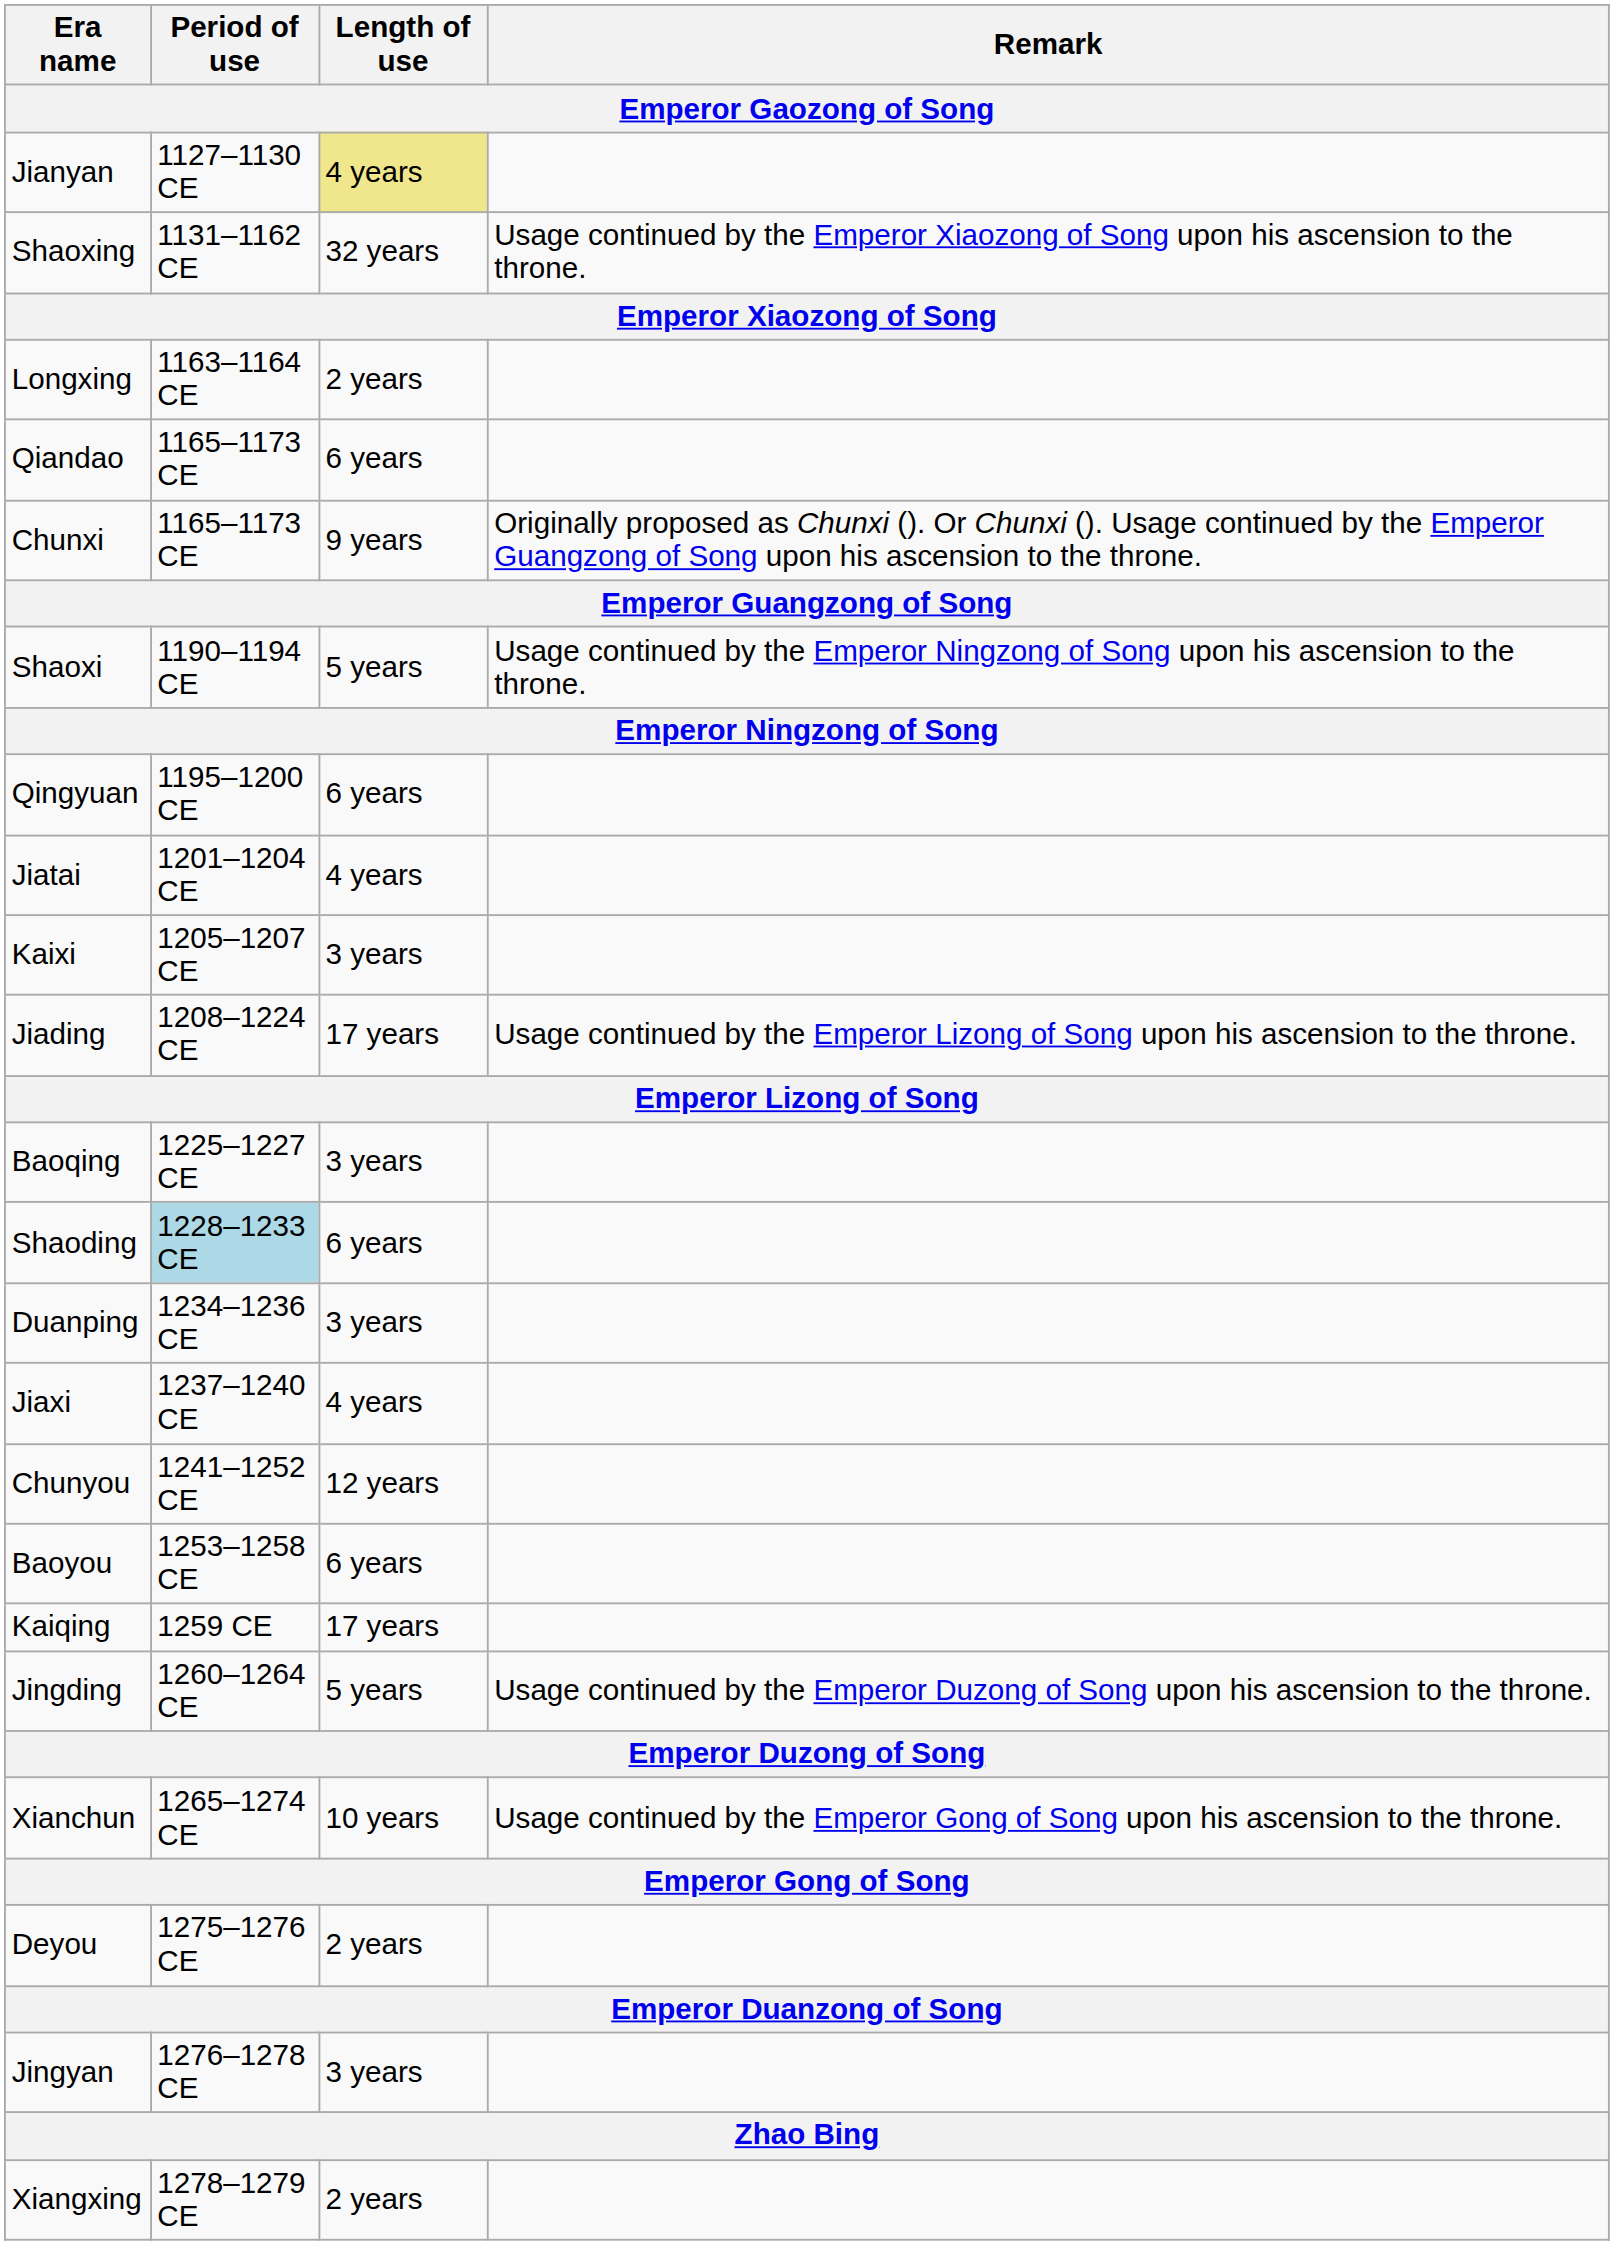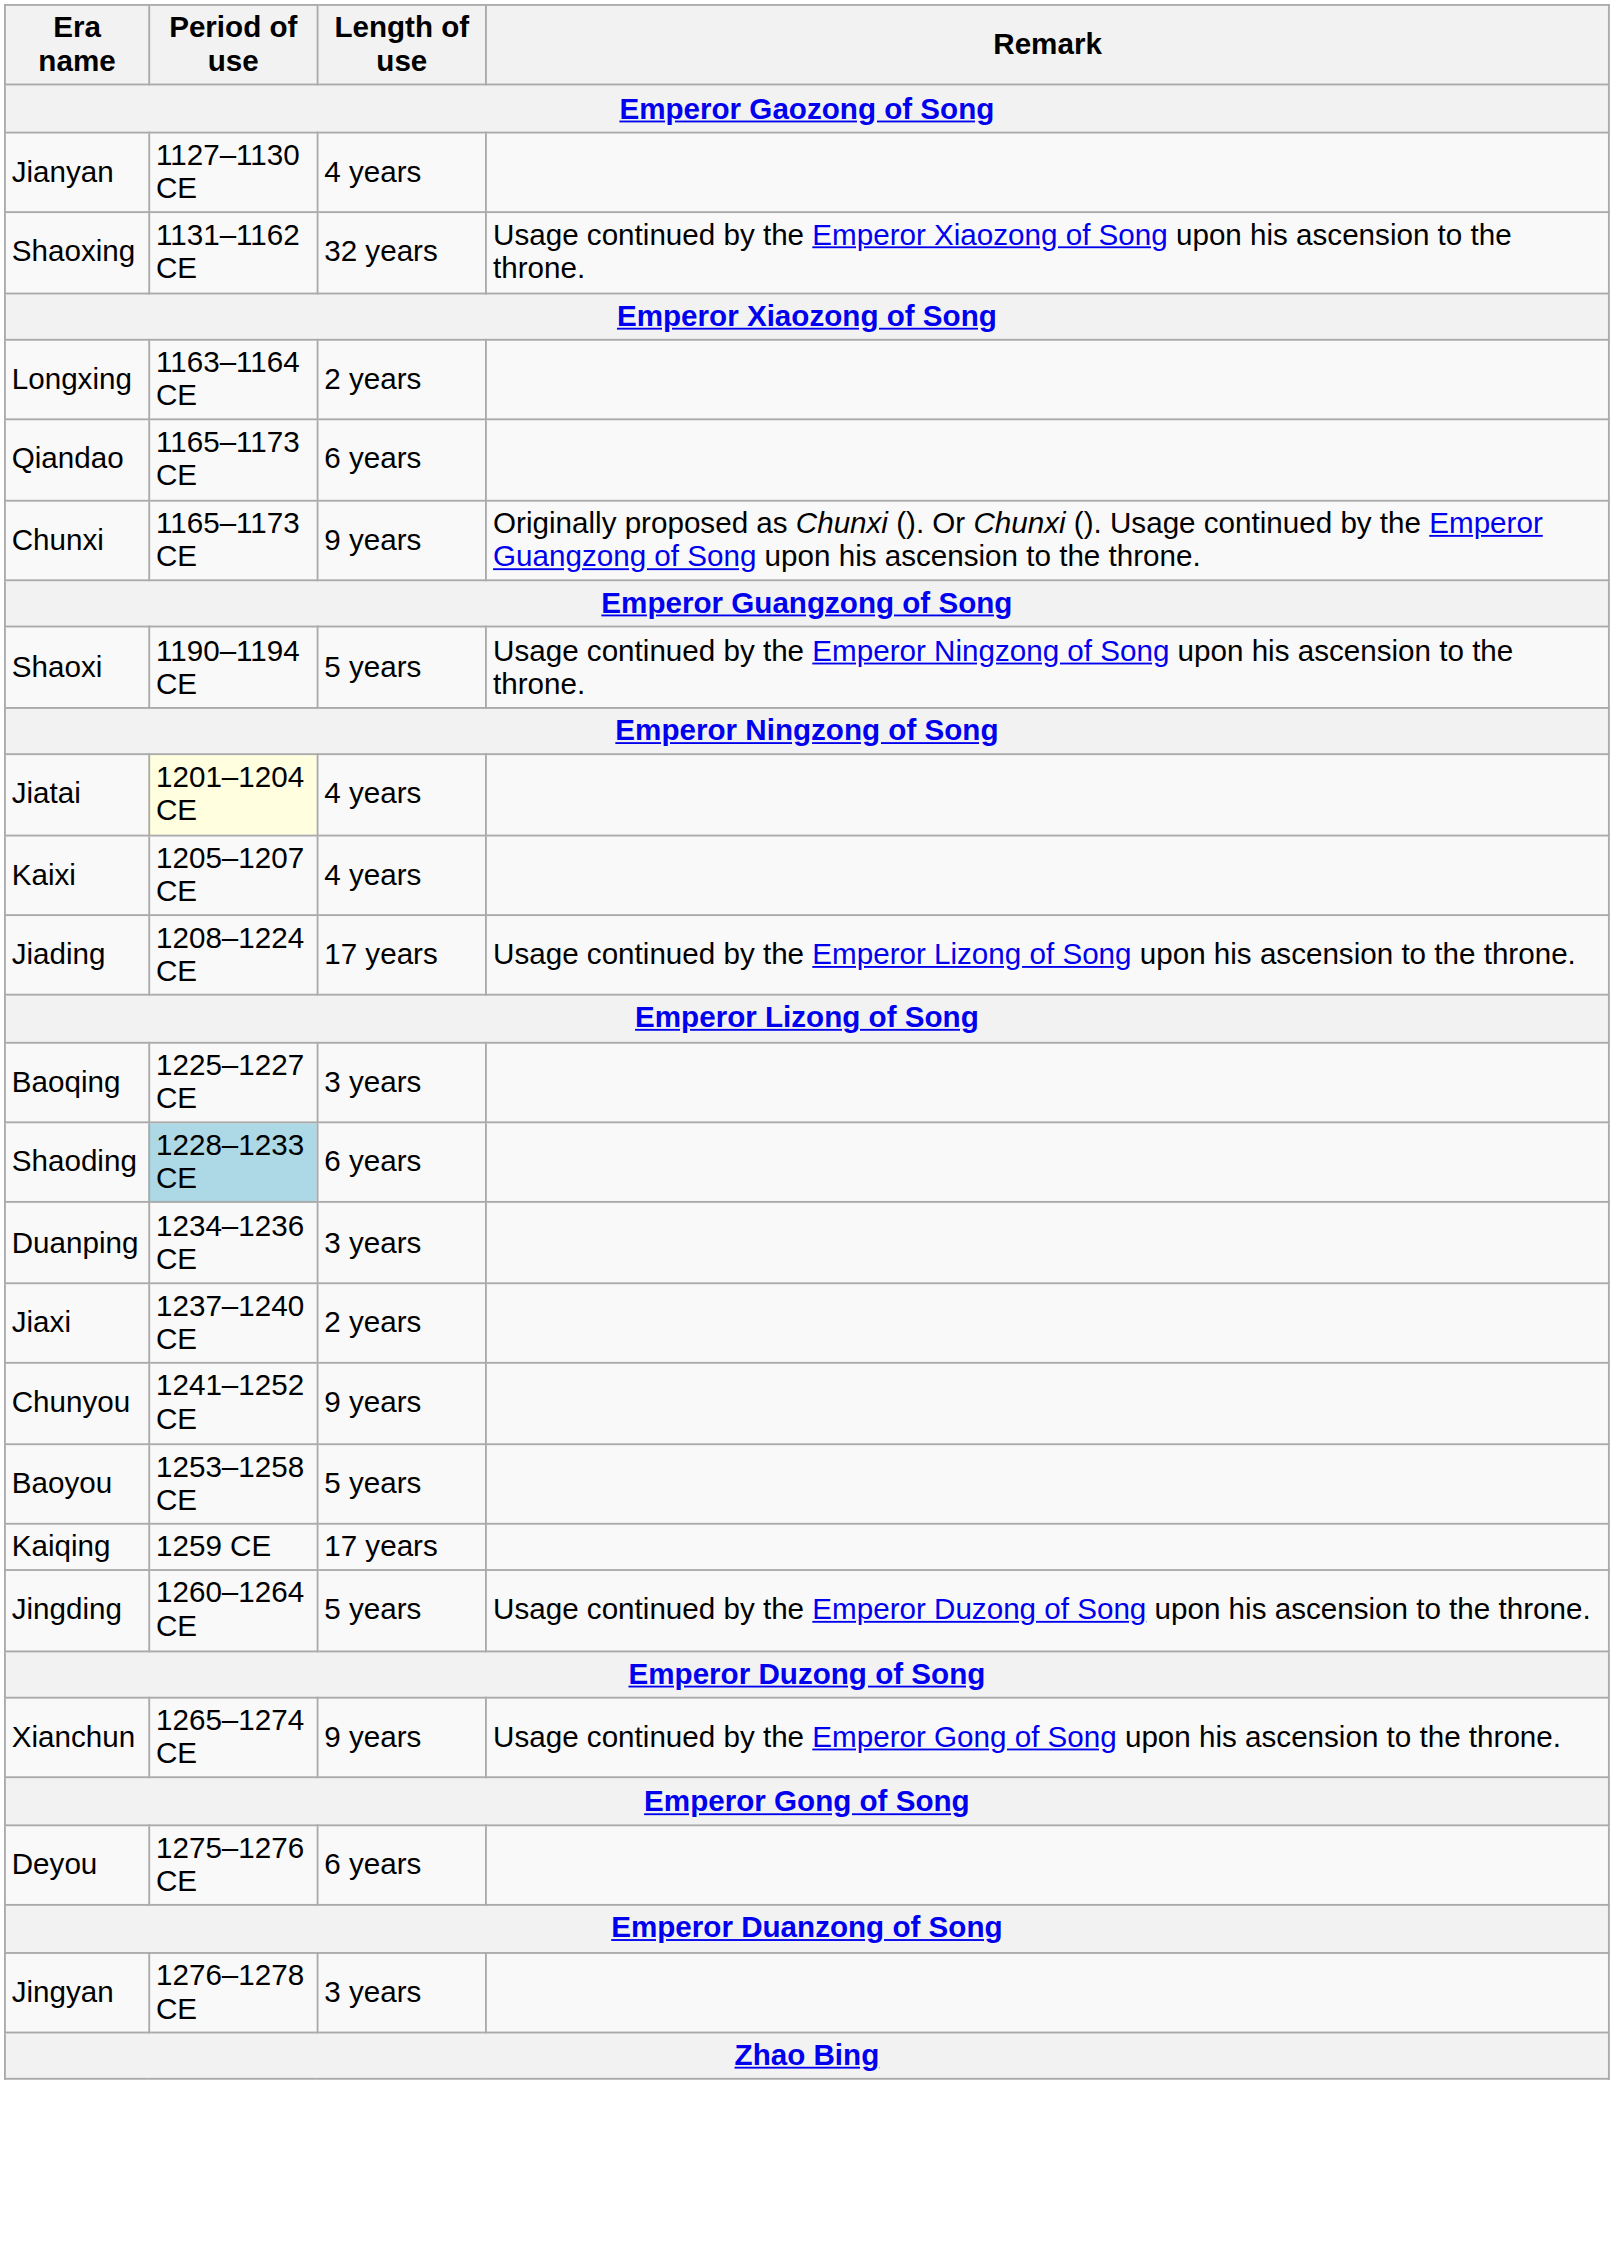(374, 171) khaki background -> (373, 171) no background
- row: (75, 794)
(231, 874) no background -> (230, 794) lightyellow background
(374, 954) 3 years -> (373, 874) 4 years
(374, 1402) 4 years -> (373, 1322) 2 years
(382, 1482) 12 years -> (373, 1402) 9 years
(374, 1563) 6 years -> (373, 1482) 5 years
(382, 1817) 10 years -> (373, 1737) 9 years
(374, 1944) 2 years -> (373, 1864) 6 years
- row: (77, 2199)
